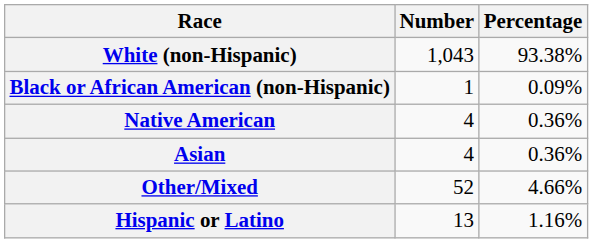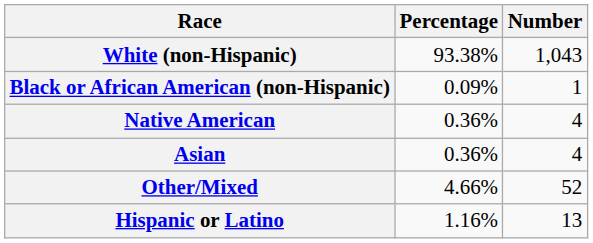columns swapped: (437, 21) <-> (533, 21)
